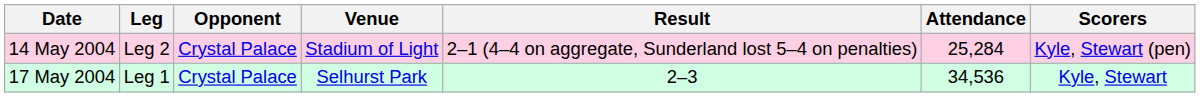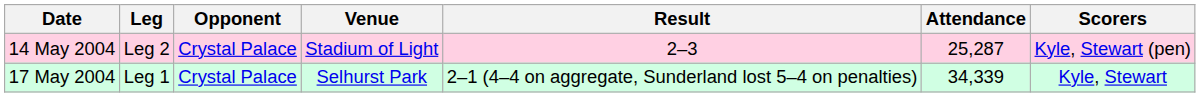(682, 48) 2–1 (4–4 on aggregate, Sunderland lost 5–4 on penalties) -> (682, 48) 2–3
(976, 48) 25,284 -> (976, 48) 25,287
(682, 77) 2–3 -> (682, 77) 2–1 (4–4 on aggregate, Sunderland lost 5–4 on penalties)
(976, 77) 34,536 -> (976, 77) 34,339
